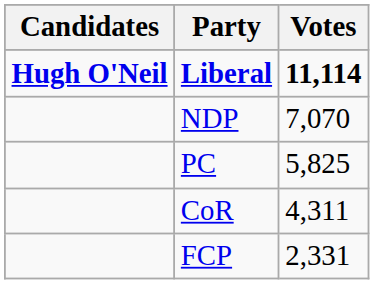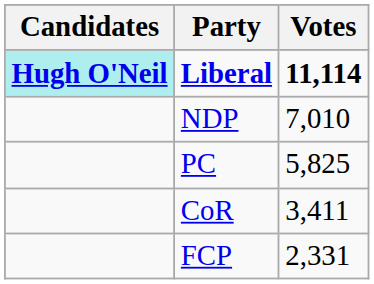(90, 73) no background -> (90, 73) paleturquoise background
(318, 118) 7,070 -> (318, 118) 7,010
(317, 210) 4,311 -> (317, 210) 3,411
